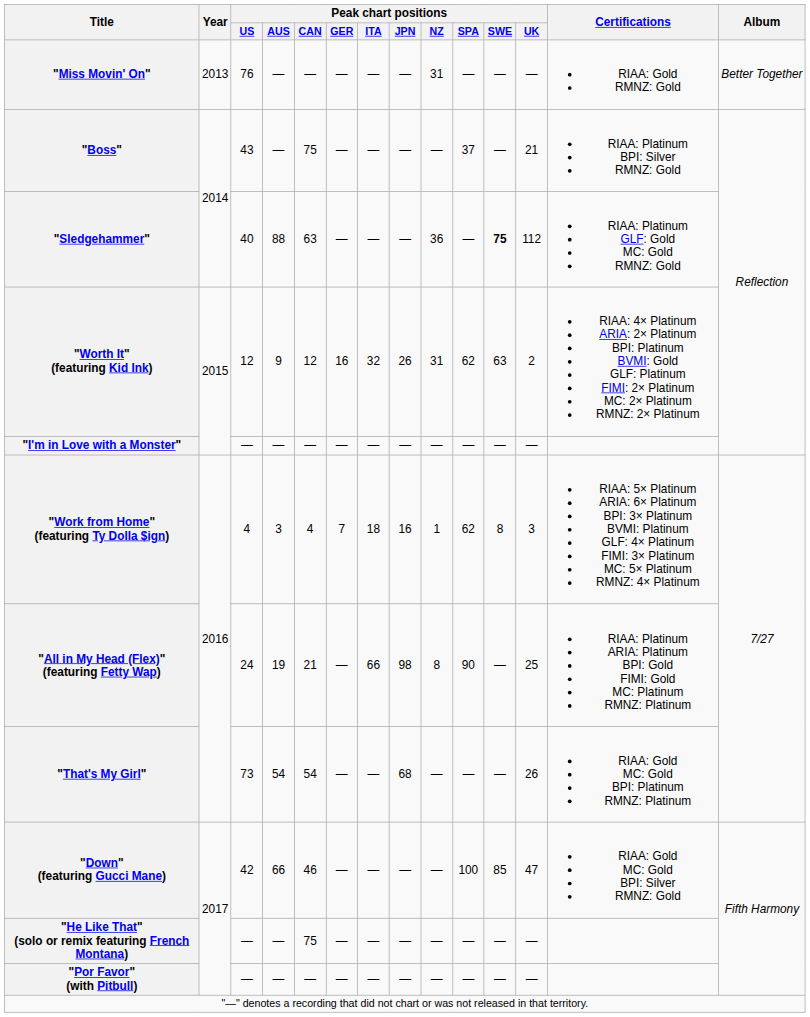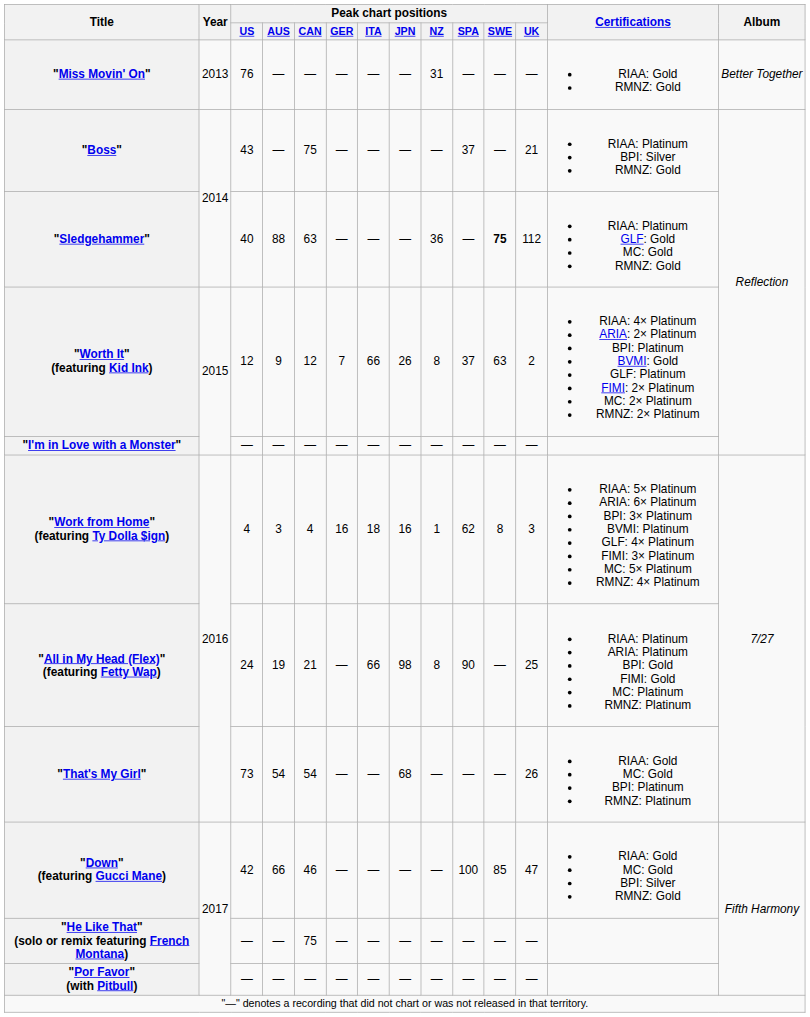(342, 361) 16 -> (342, 361) 7
(373, 361) 32 -> (373, 361) 66
(437, 361) 31 -> (437, 361) 8
(468, 361) 62 -> (468, 361) 37
(342, 529) 7 -> (342, 529) 16
